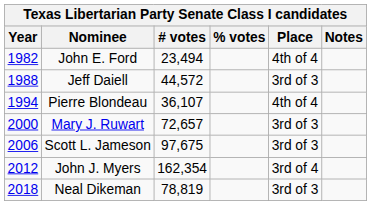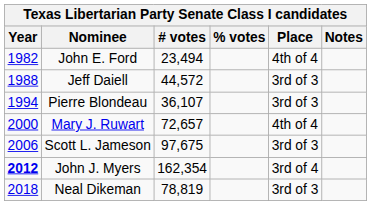(295, 102) 4th of 4 -> (295, 102) 3rd of 3
(295, 124) 3rd of 3 -> (295, 124) 4th of 4
(23, 168) normal -> (23, 168) bold
